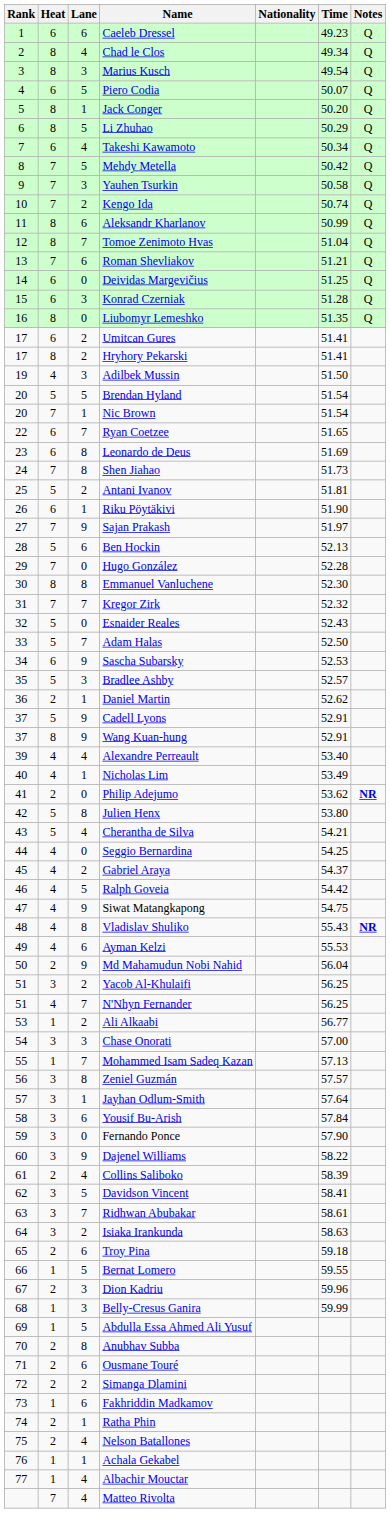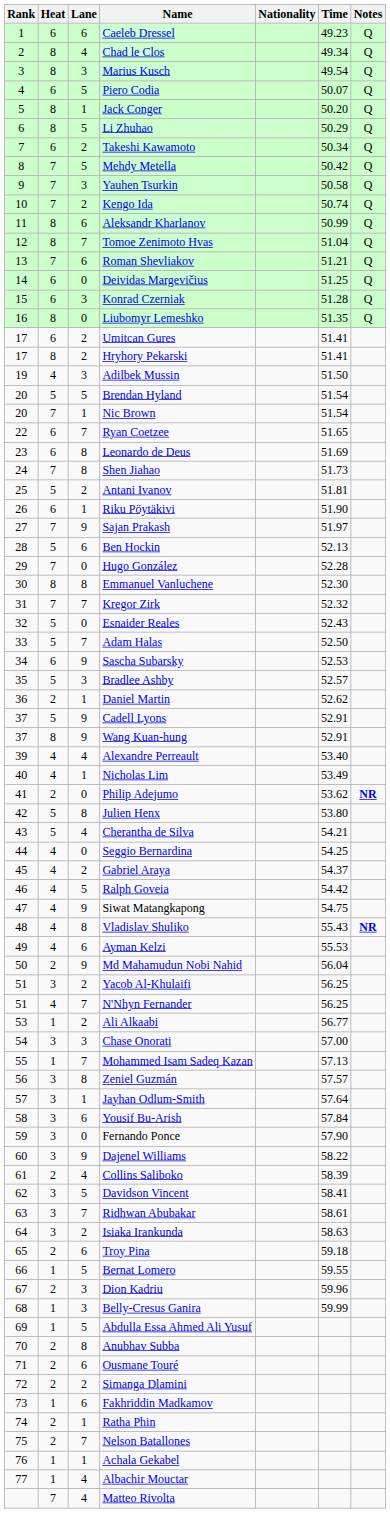(84, 147) 4 -> (84, 147) 2
(84, 1441) 4 -> (84, 1441) 7
